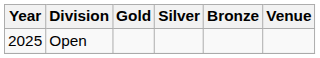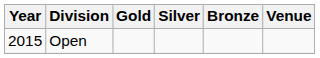(25, 41) 2025 -> (25, 41) 2015
